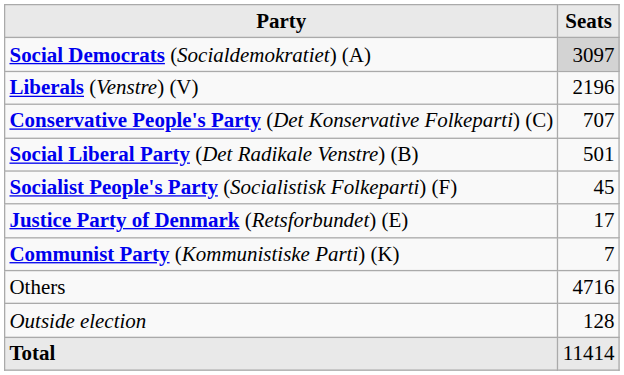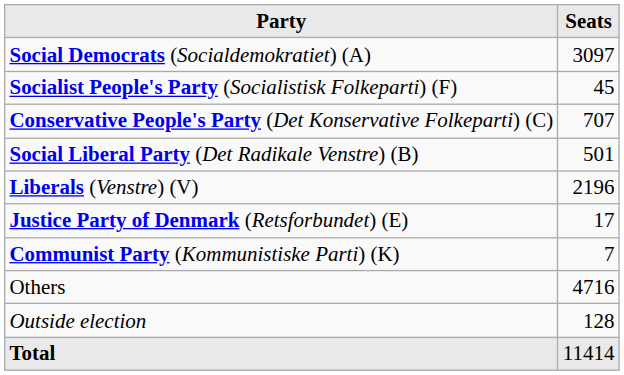(593, 54) lightgrey background -> (593, 54) no background
rows swapped: (104, 87) <-> (233, 187)
